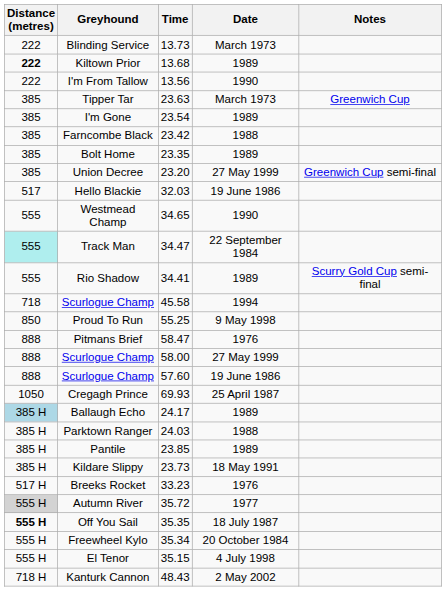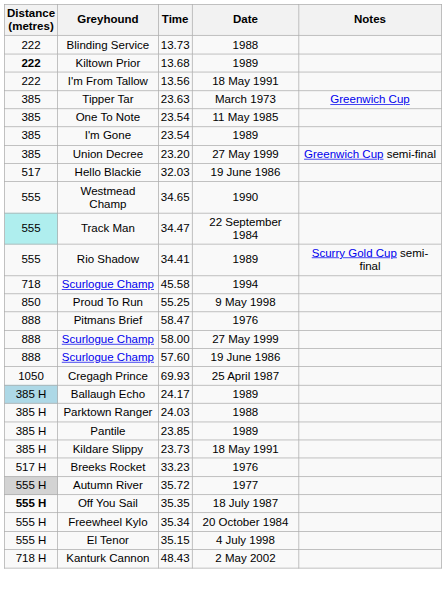(245, 44) March 1973 -> (245, 44) 1988
(245, 81) 1990 -> (245, 81) 18 May 1991
+ row: (108, 117)
- row: (108, 136)
- row: (108, 154)
